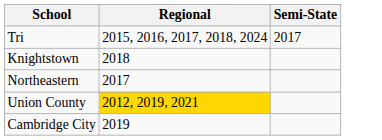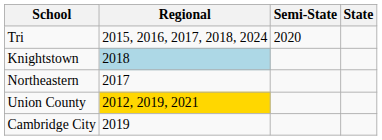+ column: (358, 15)
(287, 37) 2017 -> (287, 37) 2020
(116, 59) no background -> (116, 59) lightblue background
